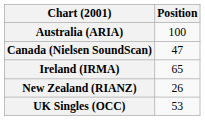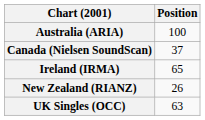(177, 50) 47 -> (177, 50) 37
(177, 106) 53 -> (177, 106) 63
